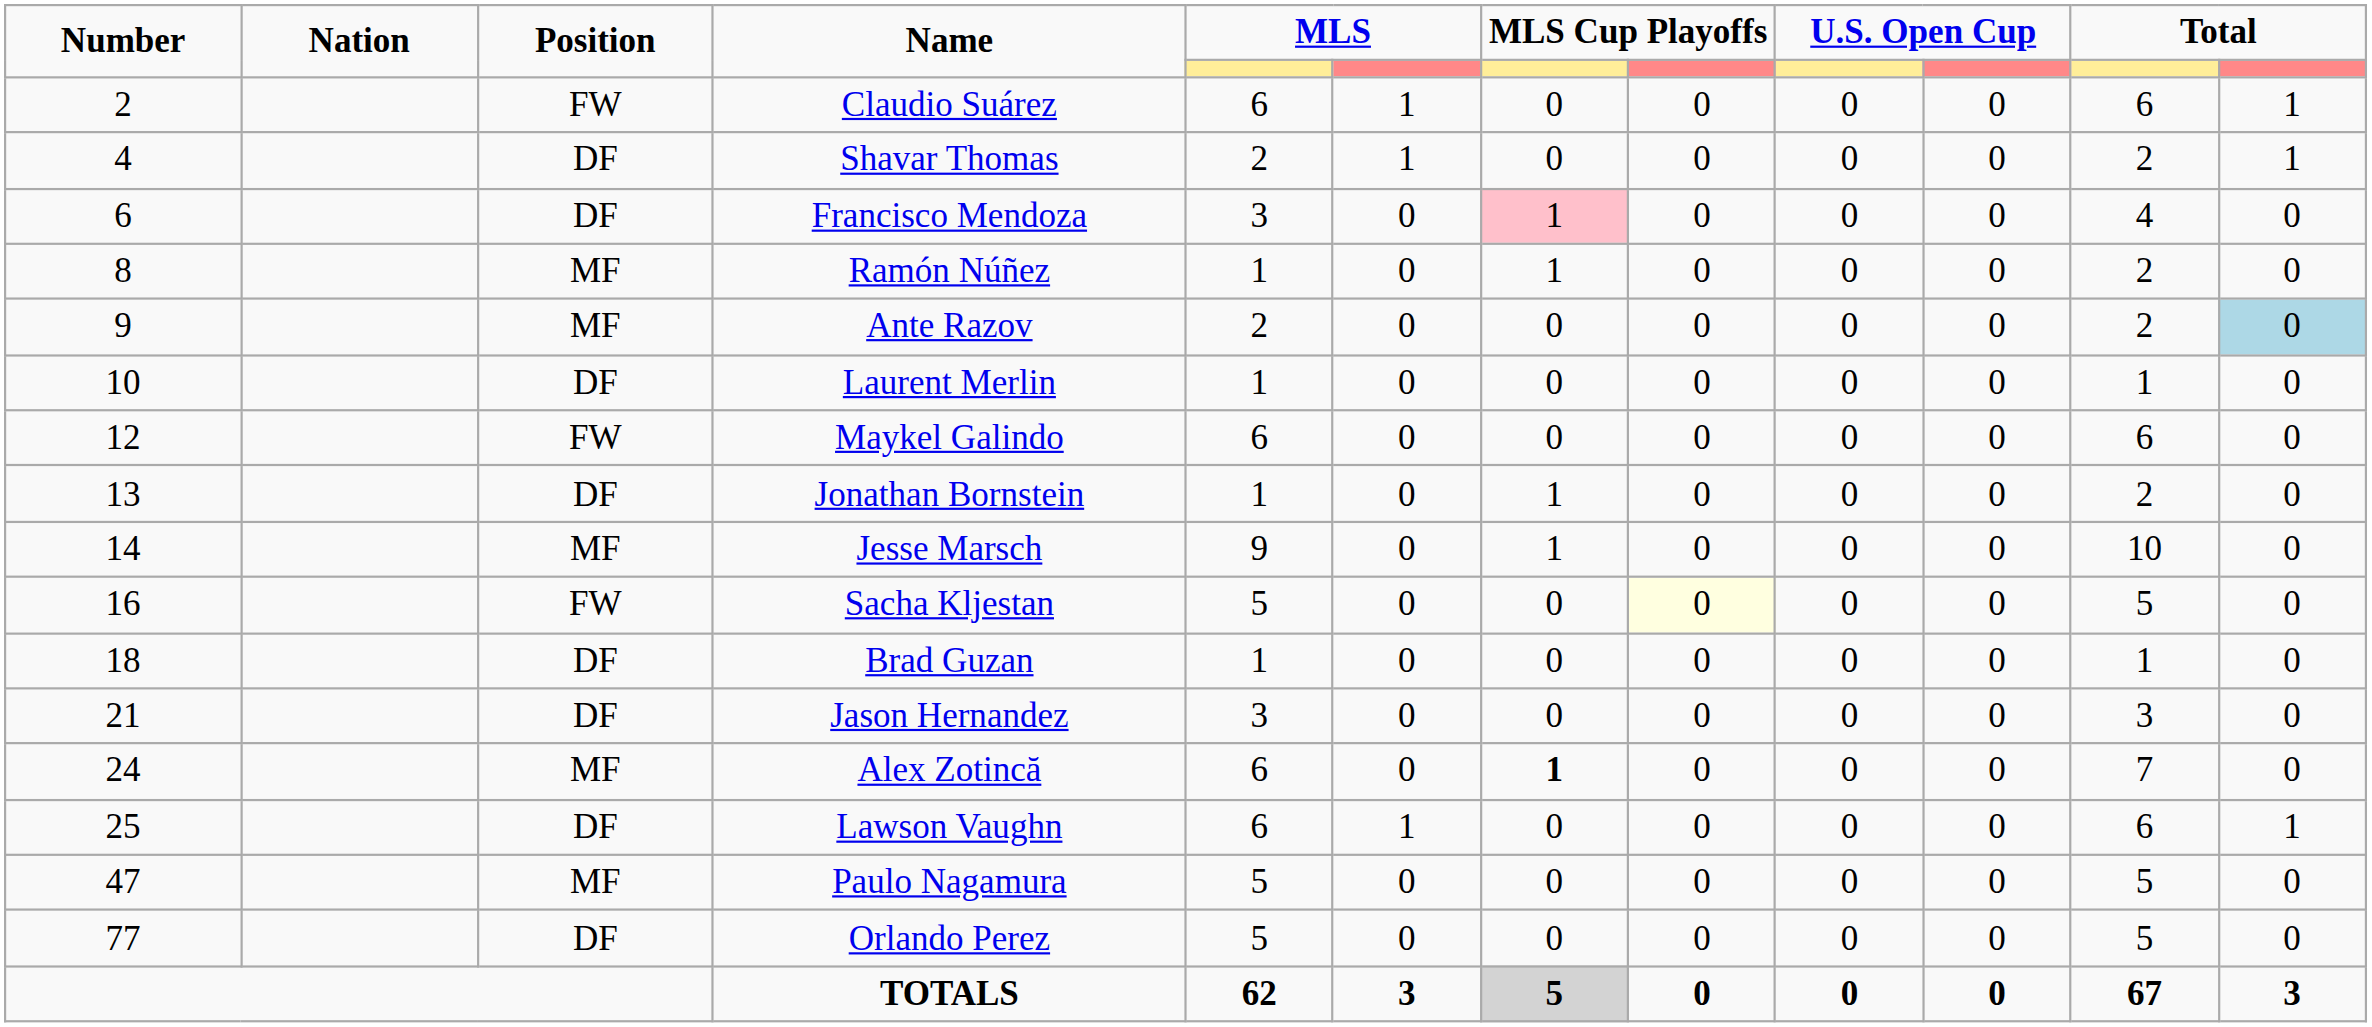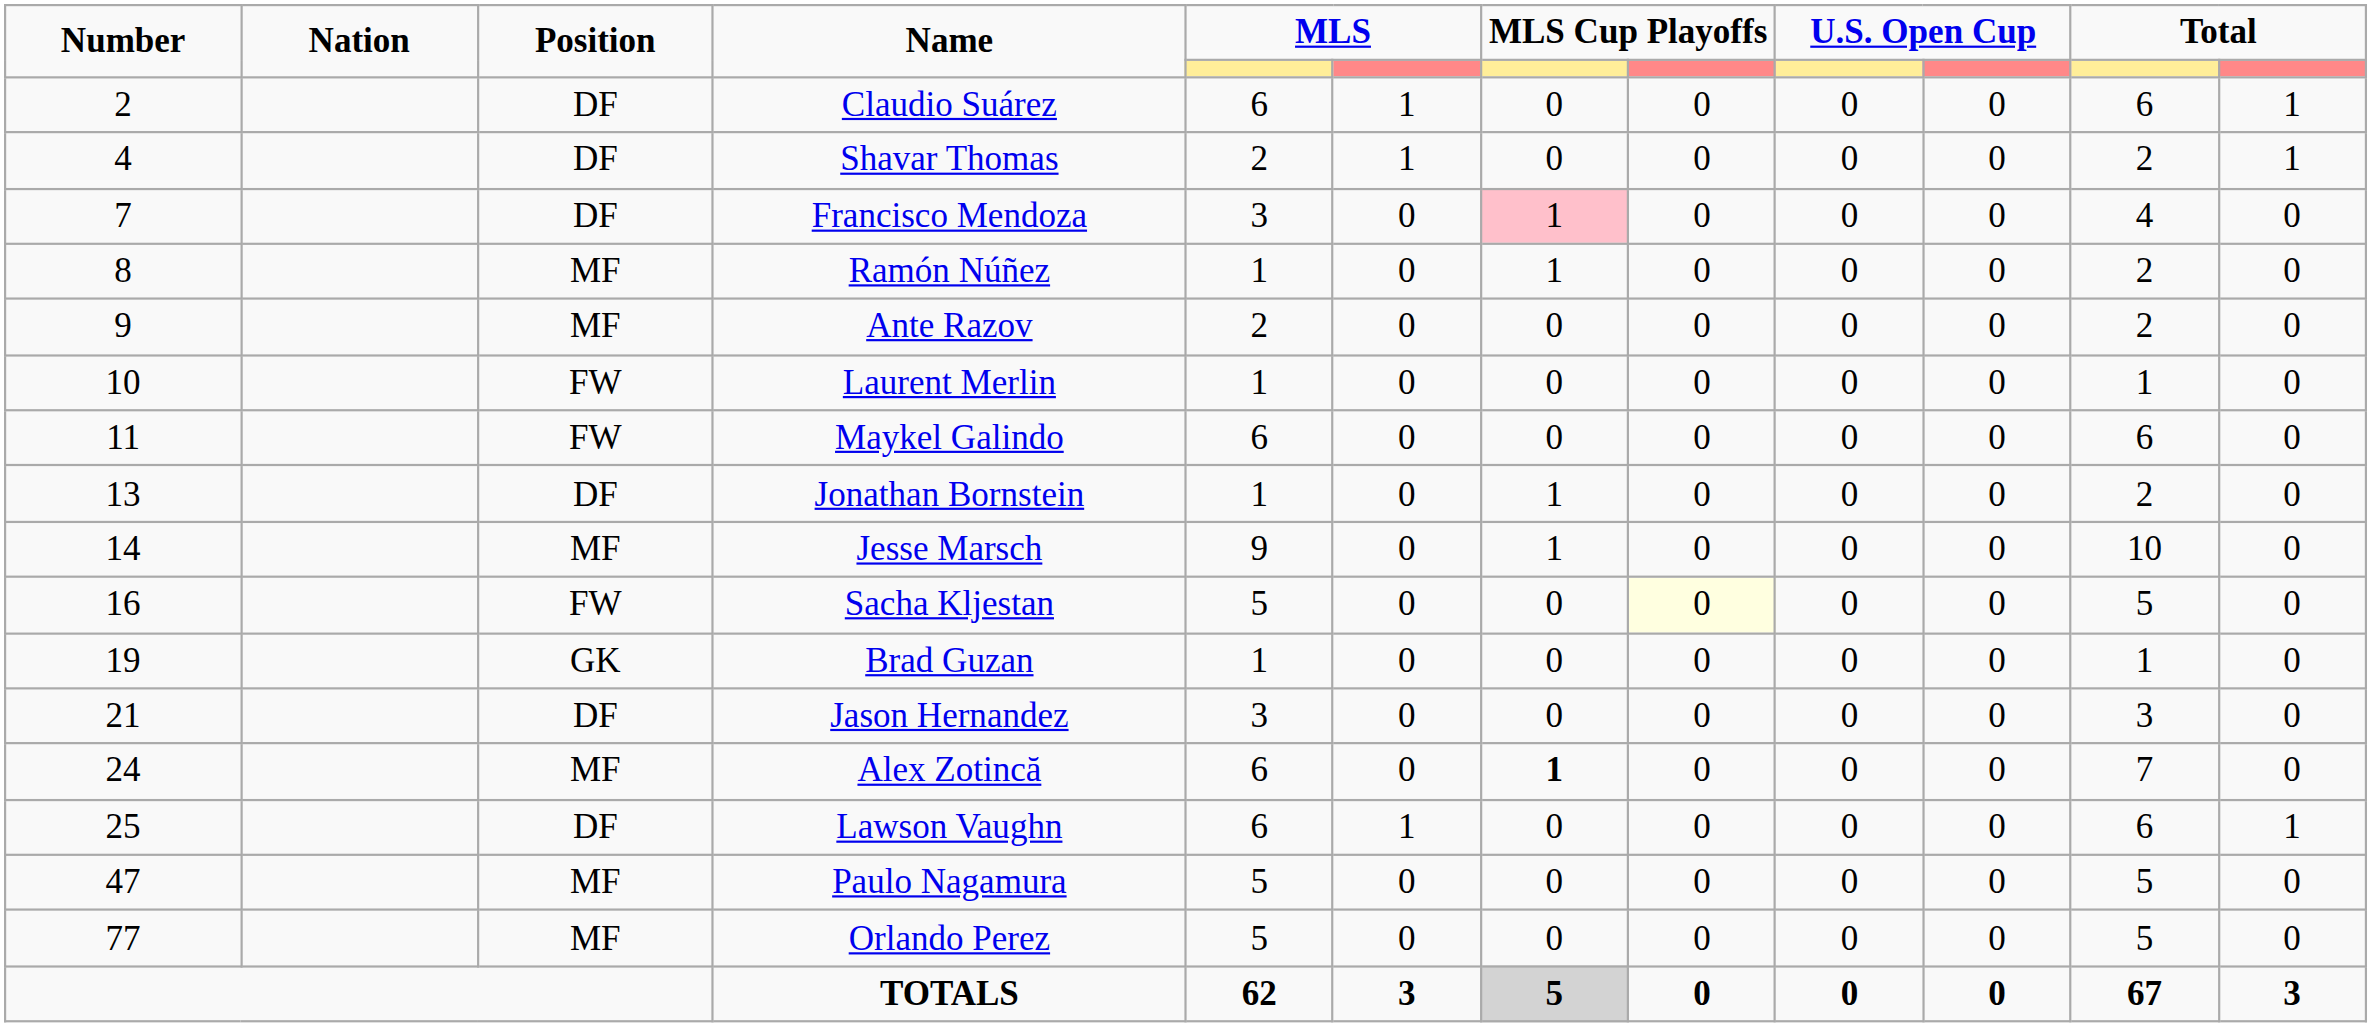(595, 104) FW -> (595, 104) DF
(123, 215) 6 -> (123, 215) 7
(2292, 326) lightblue background -> (2292, 326) no background
(595, 381) DF -> (595, 381) FW
(123, 437) 12 -> (123, 437) 11
(123, 659) 18 -> (123, 659) 19
(595, 659) DF -> (595, 659) GK
(595, 937) DF -> (595, 937) MF
